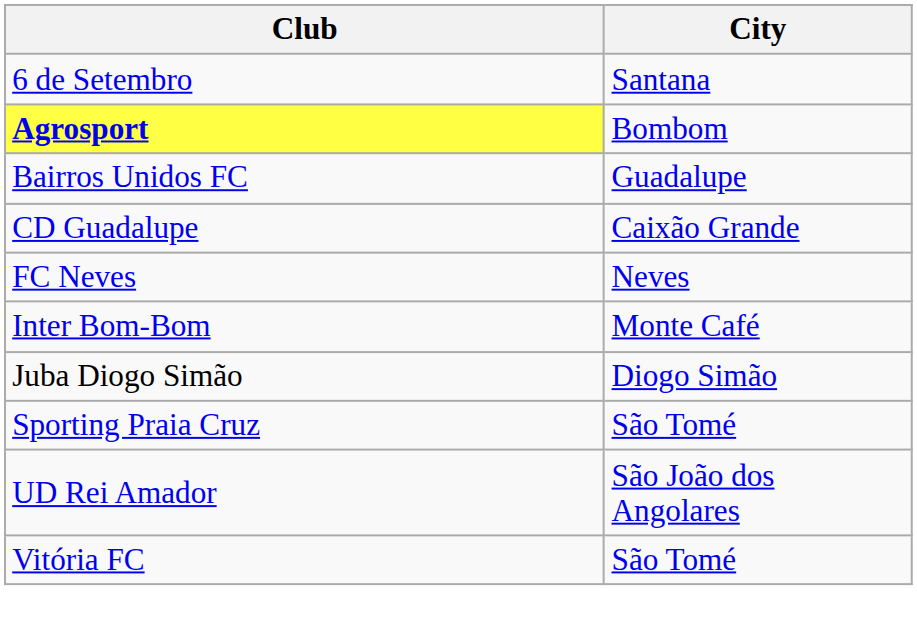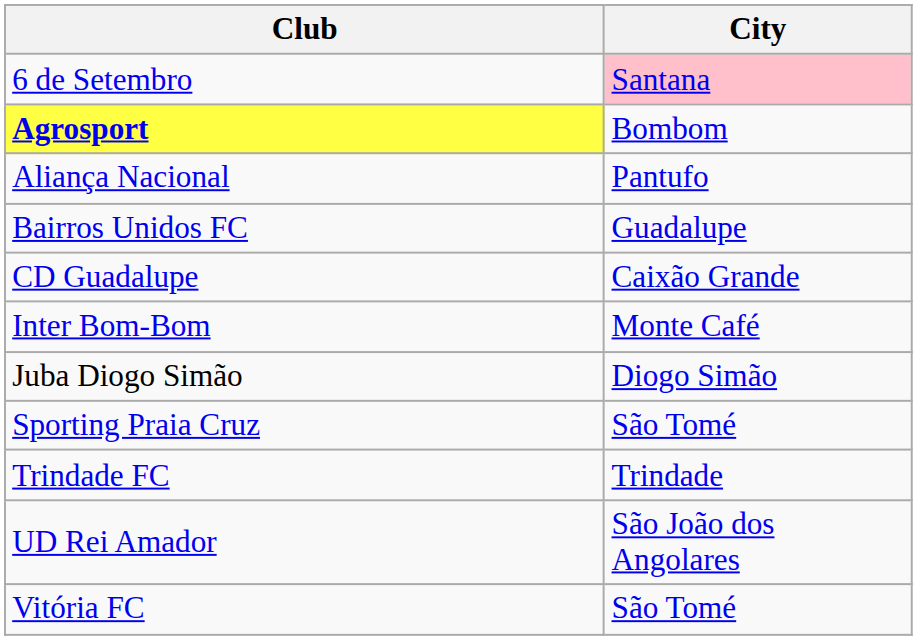(661, 78) no background -> (661, 78) pink background
+ row: (121, 177)
- row: (74, 276)
+ row: (91, 474)
